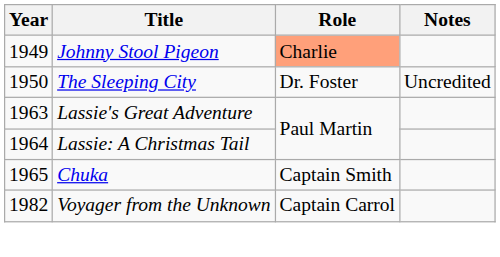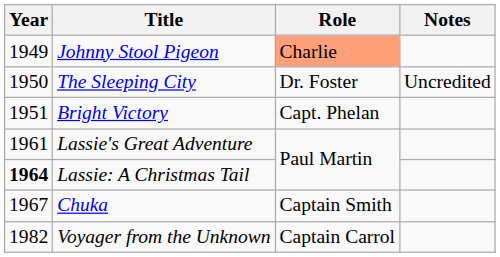+ row: (113, 112)
(29, 112) 1963 -> (29, 143) 1961
(29, 143) normal -> (29, 174) bold
(29, 174) 1965 -> (29, 205) 1967
